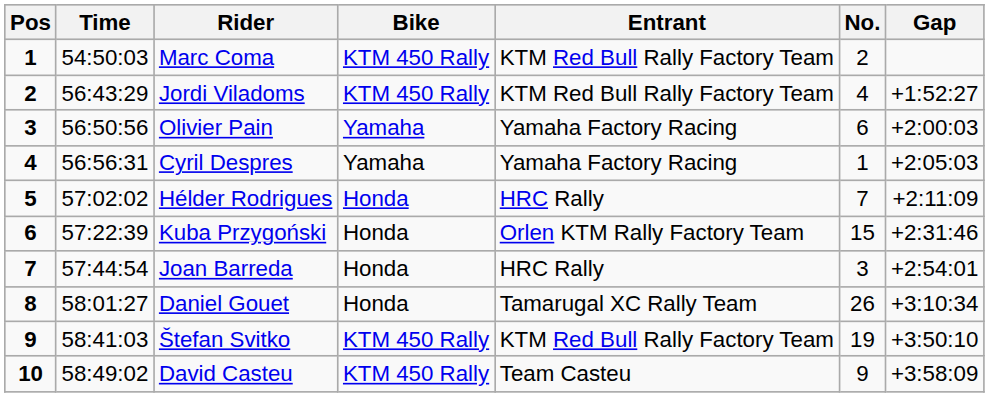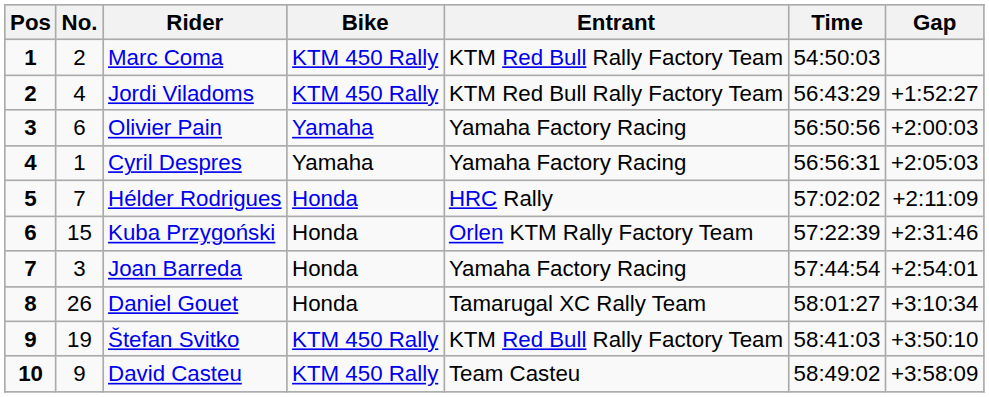columns swapped: (862, 22) <-> (105, 22)
(552, 268) HRC Rally -> (568, 268) Yamaha Factory Racing
